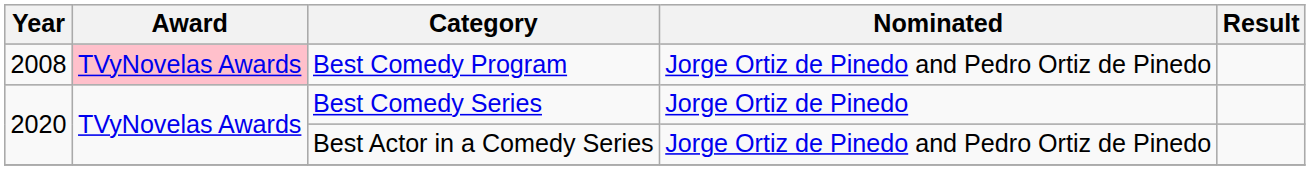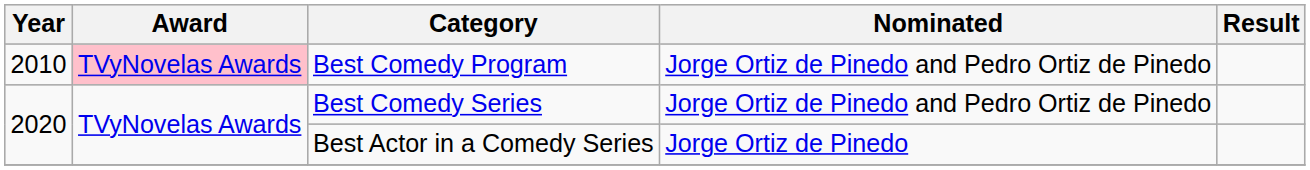(39, 64) 2008 -> (39, 64) 2010
(787, 104) Jorge Ortiz de Pinedo -> (938, 104) Jorge Ortiz de Pinedo and Pedro Ortiz de Pinedo
(938, 143) Jorge Ortiz de Pinedo and Pedro Ortiz de Pinedo -> (787, 143) Jorge Ortiz de Pinedo
